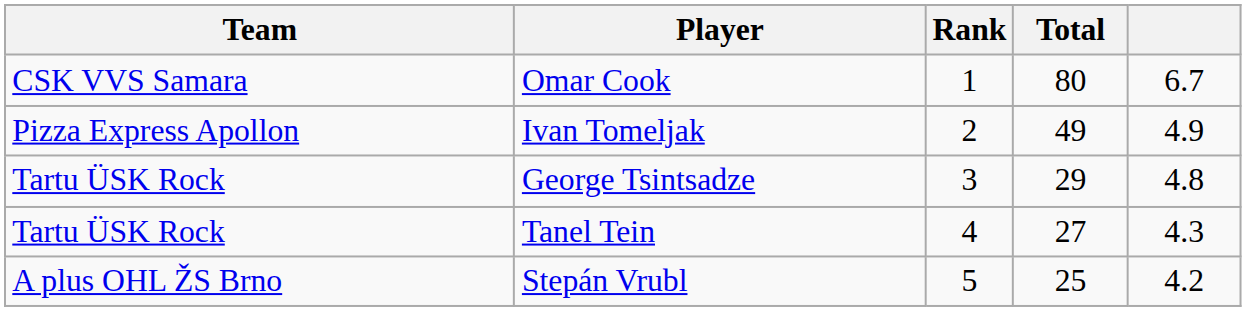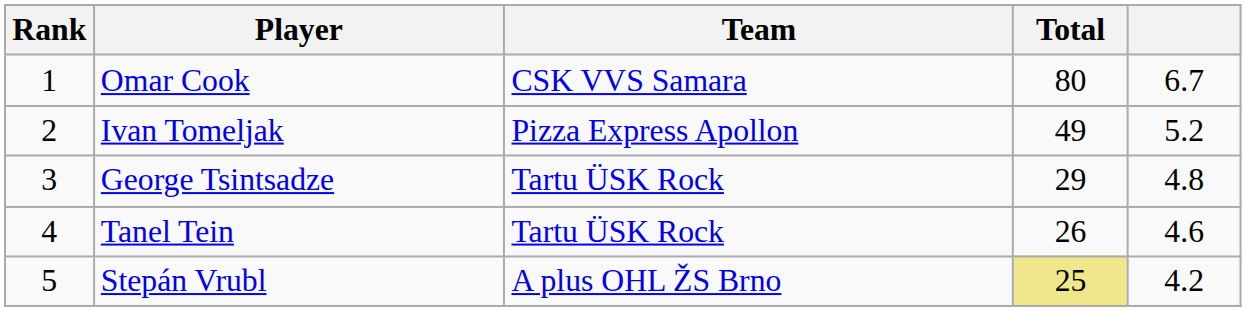columns swapped: (969, 29) <-> (260, 29)
(1184, 130) 4.9 -> (1184, 130) 5.2
(1071, 230) 27 -> (1071, 230) 26
(1184, 230) 4.3 -> (1184, 230) 4.6
(1071, 280) no background -> (1071, 280) khaki background
